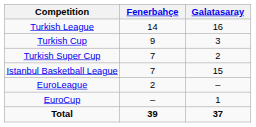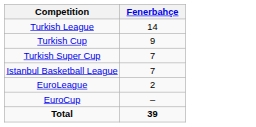- column: (218, 12)
